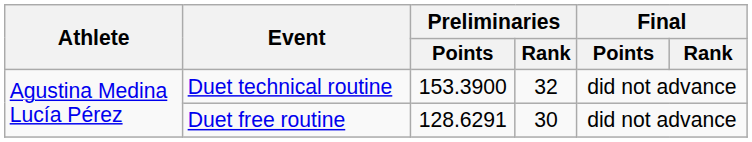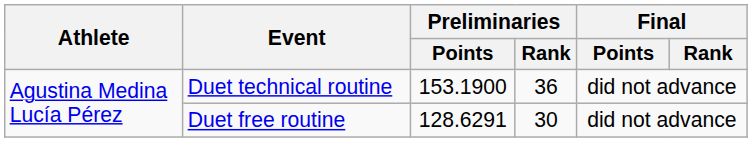(463, 87) 153.3900 -> (463, 87) 153.1900
(546, 87) 32 -> (546, 87) 36
